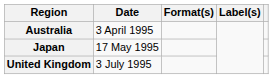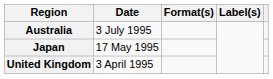(125, 30) 3 April 1995 -> (124, 30) 3 July 1995
(124, 64) 3 July 1995 -> (125, 64) 3 April 1995
